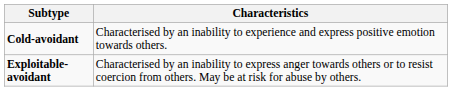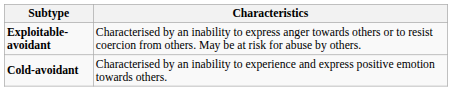rows swapped: (43, 38) <-> (38, 70)
